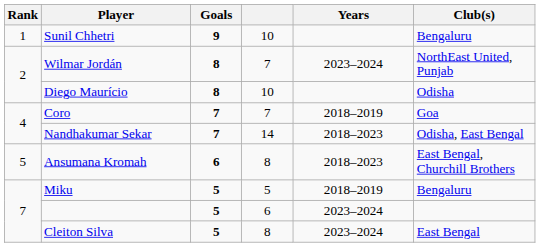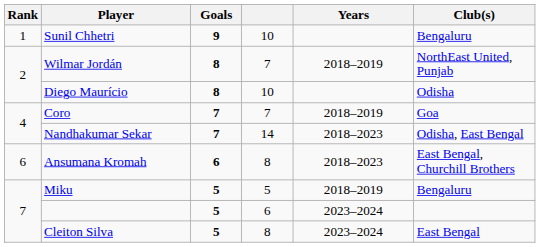(353, 63) 2023–2024 -> (353, 63) 2018–2019
(23, 161) 5 -> (23, 161) 6
